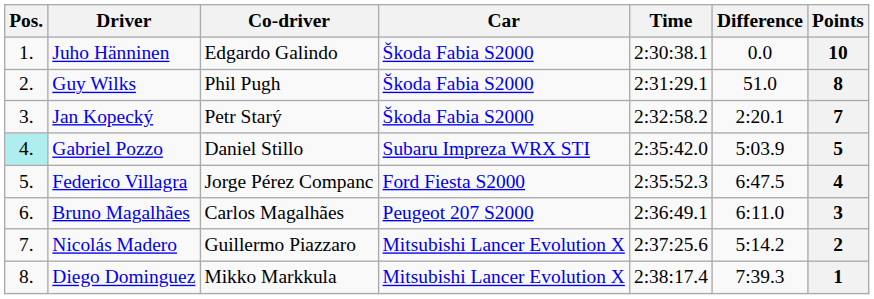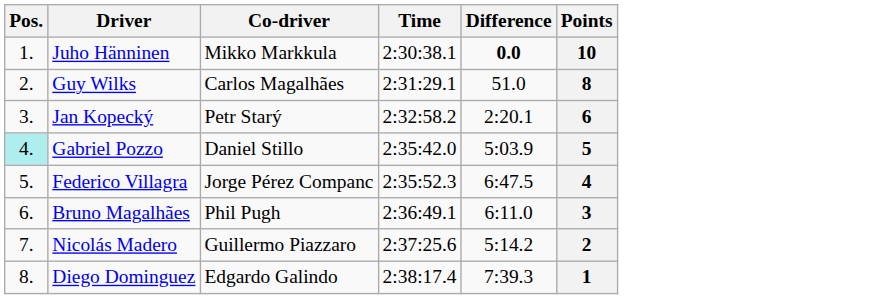- column: (504, 20)
(271, 52) Edgardo Galindo -> (271, 52) Mikko Markkula
(760, 52) normal -> (509, 52) bold
(242, 85) Phil Pugh -> (274, 85) Carlos Magalhães
(838, 117) 7 -> (587, 117) 6
(274, 213) Carlos Magalhães -> (242, 213) Phil Pugh
(271, 277) Mikko Markkula -> (271, 277) Edgardo Galindo
